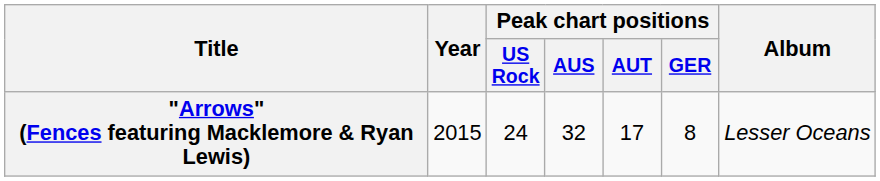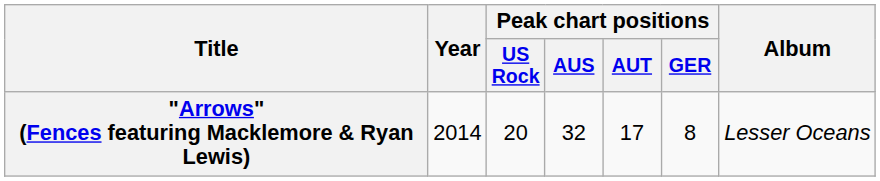(457, 133) 2015 -> (457, 133) 2014
(516, 133) 24 -> (516, 133) 20
